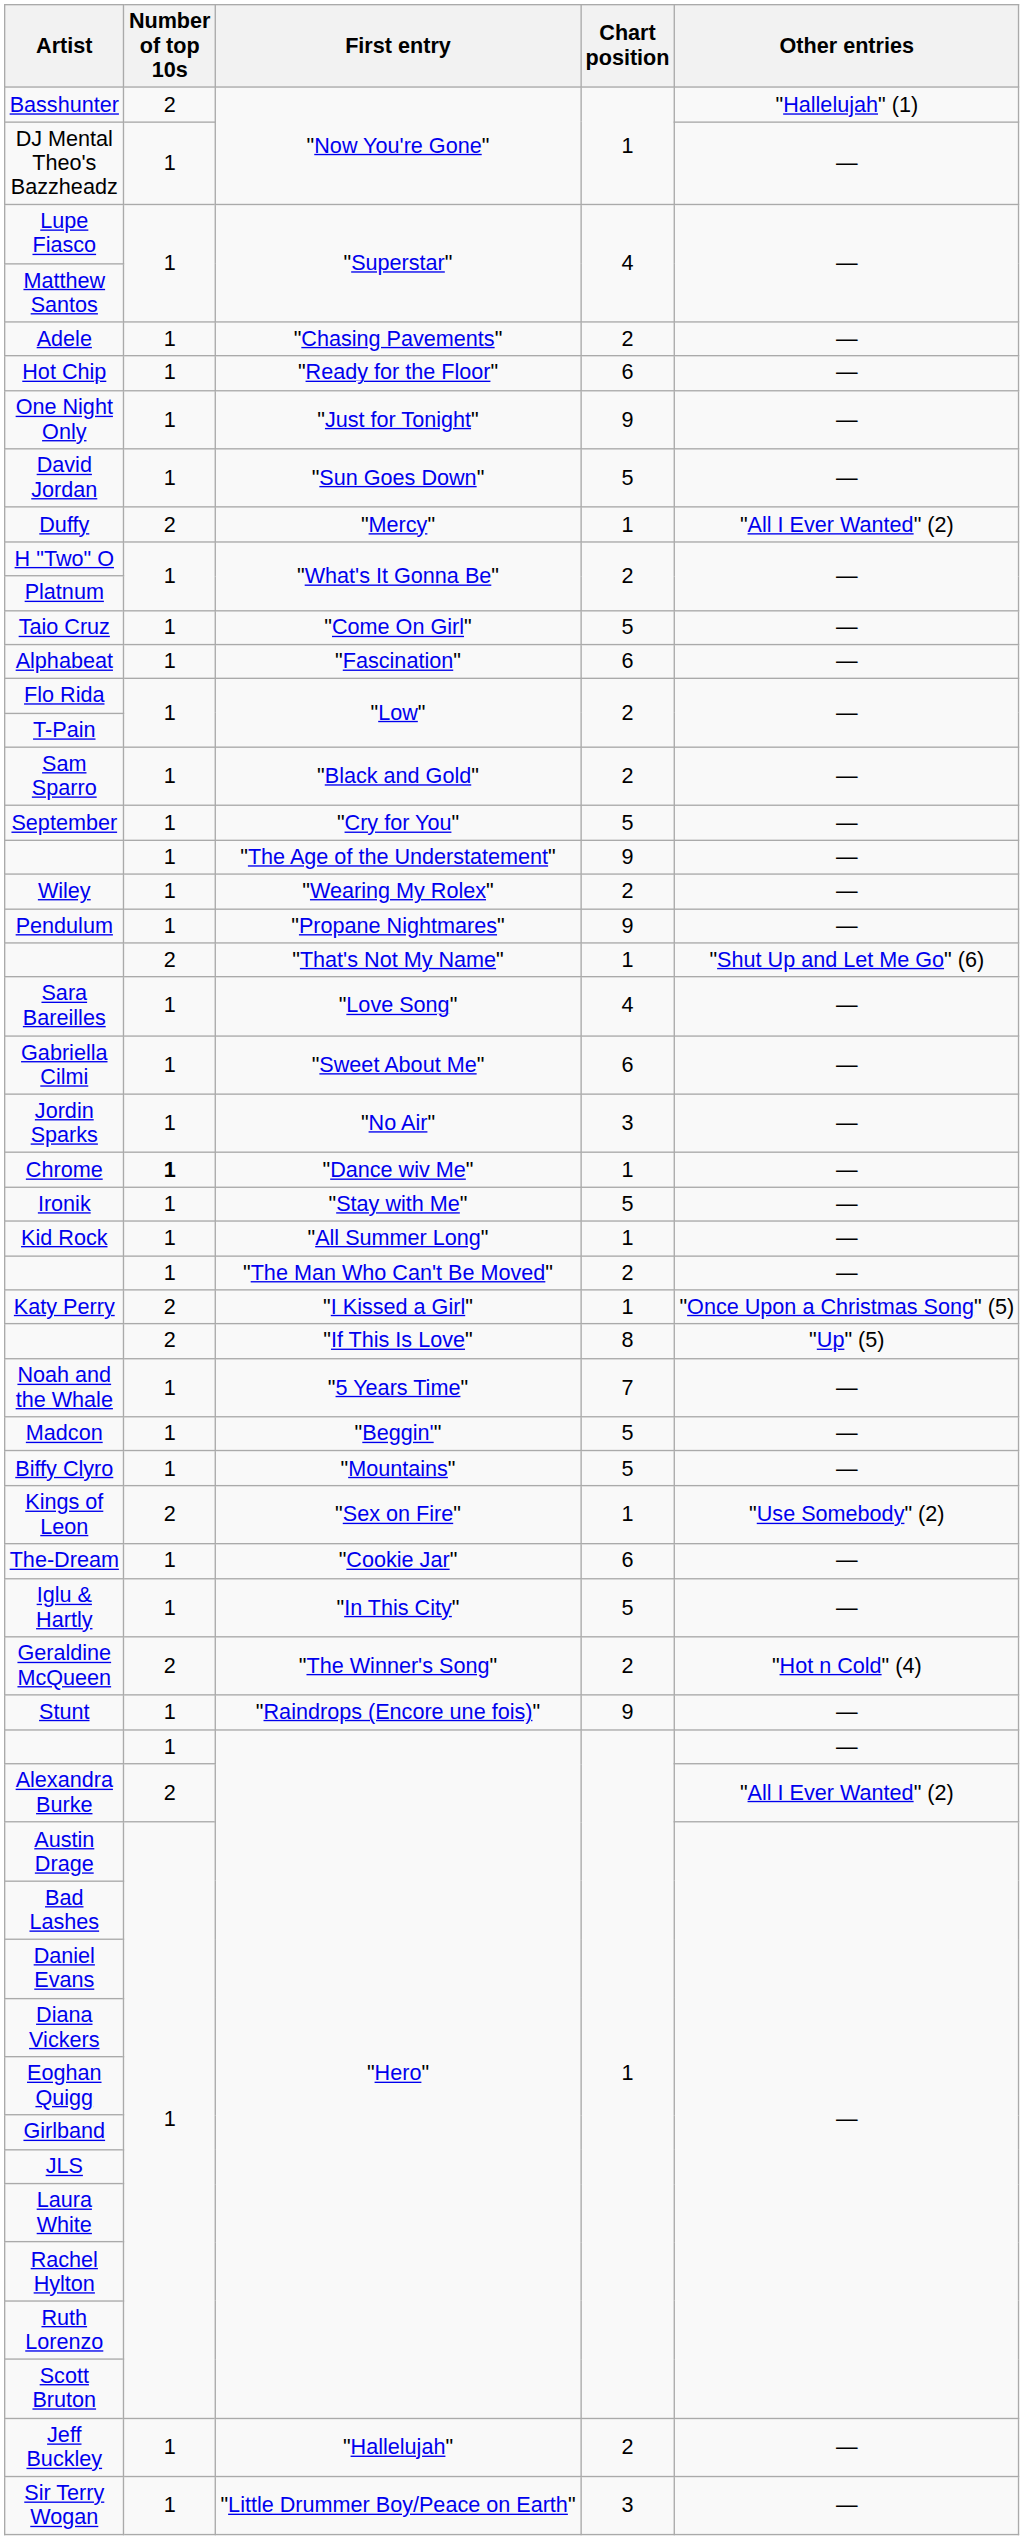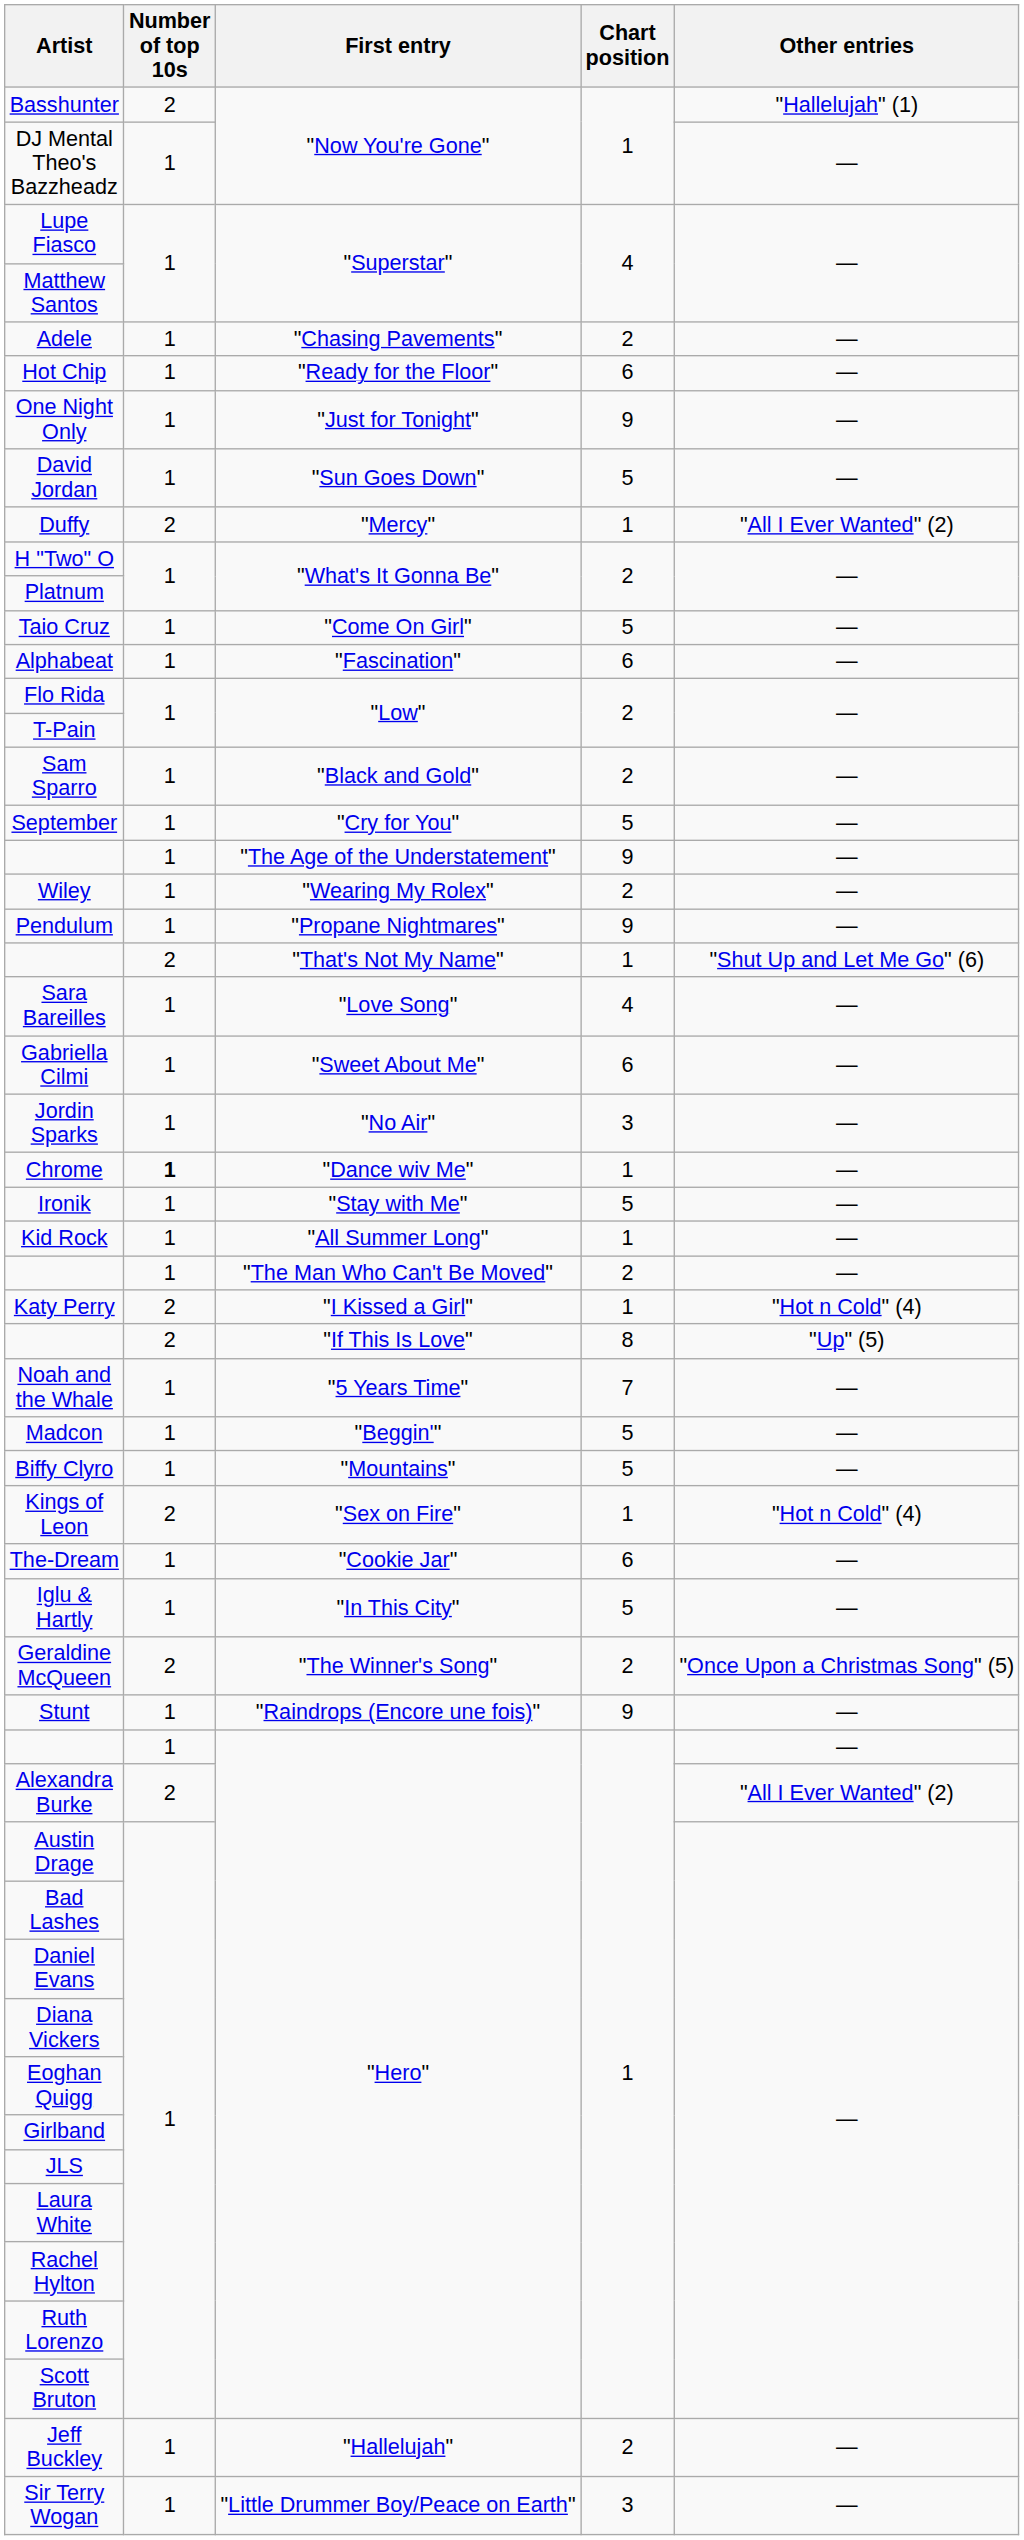(847, 1306) "Once Upon a Christmas Song" (5) -> (847, 1306) "Hot n Cold" (4)
(847, 1514) "Use Somebody" (2) -> (847, 1514) "Hot n Cold" (4)
(847, 1665) "Hot n Cold" (4) -> (847, 1665) "Once Upon a Christmas Song" (5)
